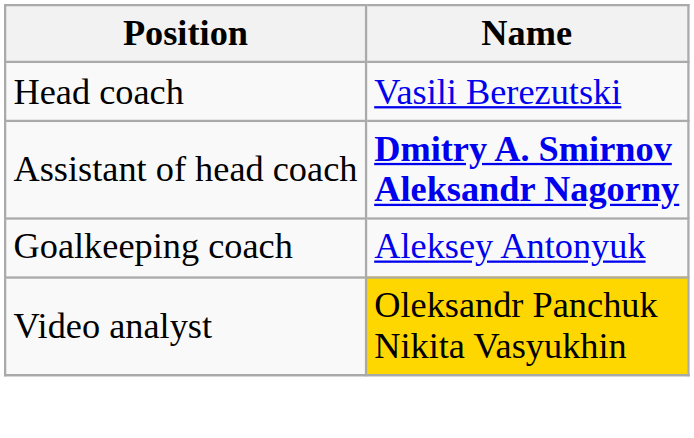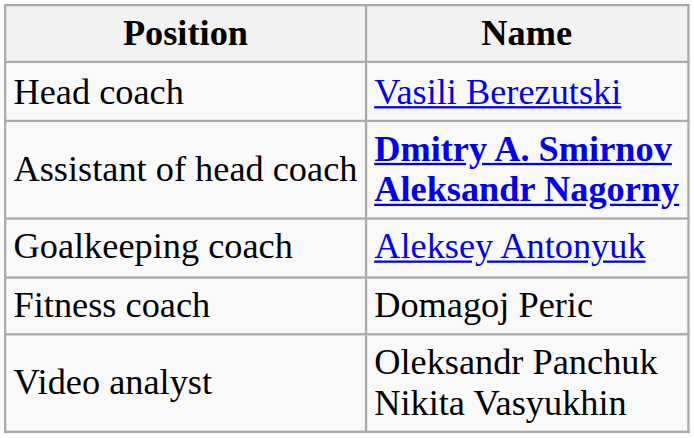+ row: (112, 304)
(516, 324) gold background -> (516, 382) no background
